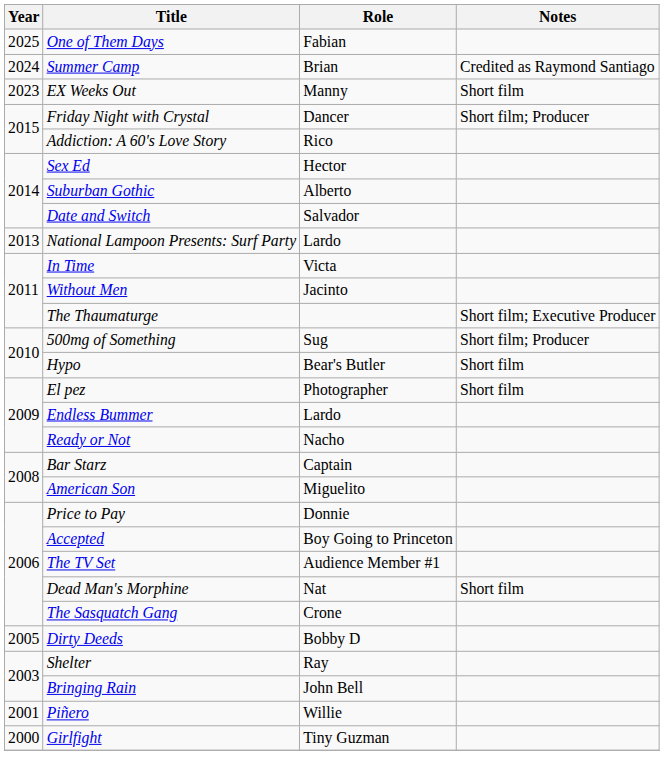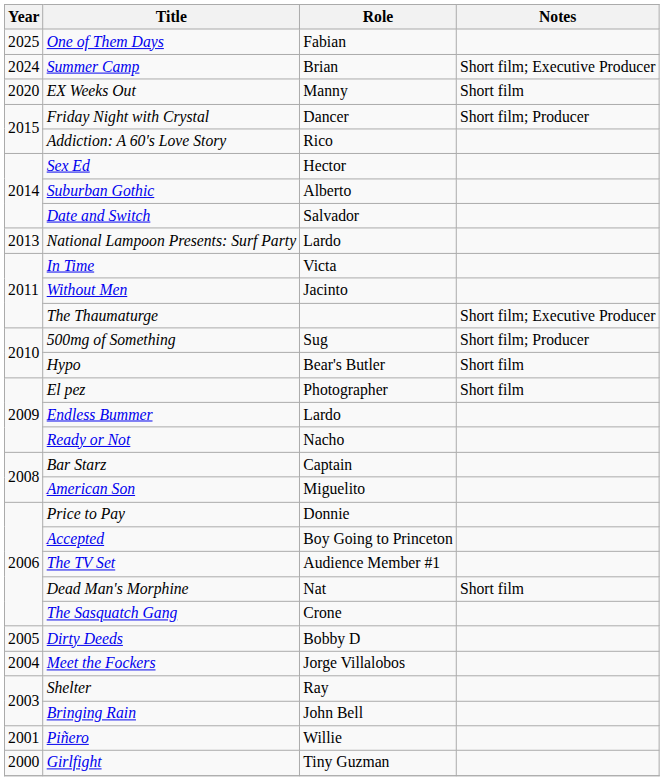(557, 66) Credited as Raymond Santiago -> (558, 66) Short film; Executive Producer
(24, 91) 2023 -> (24, 91) 2020
+ row: (101, 663)
